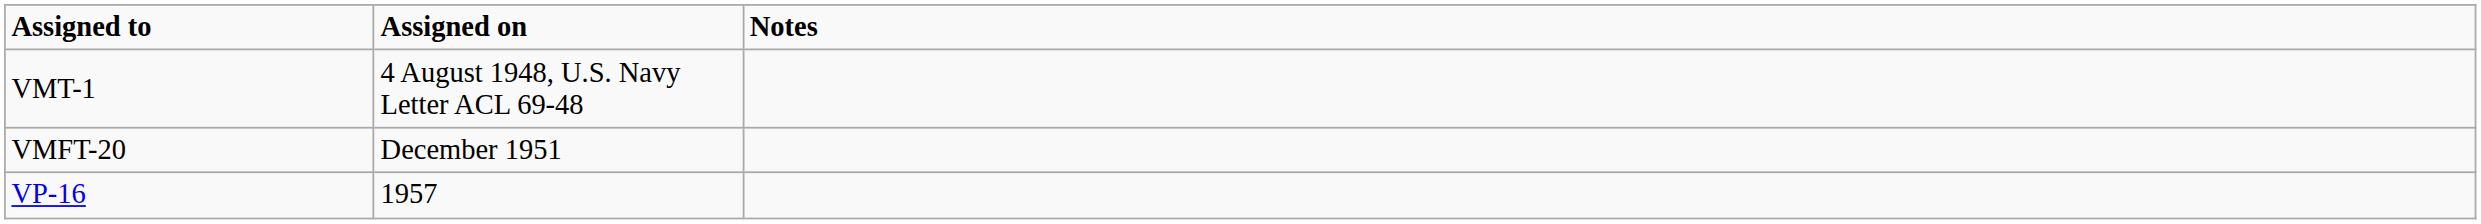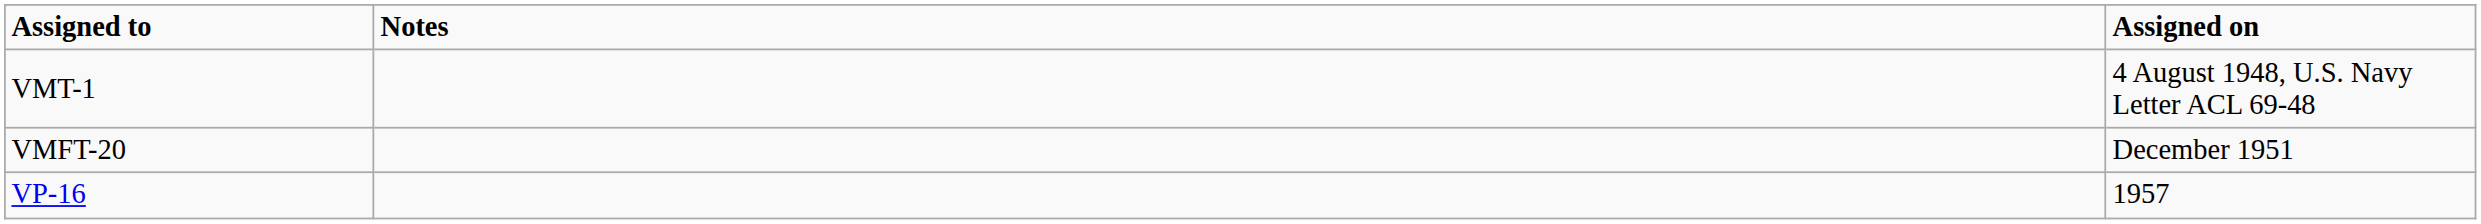columns swapped: (454, 27) <-> (784, 27)
